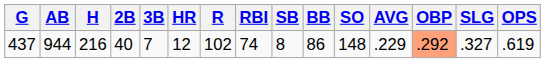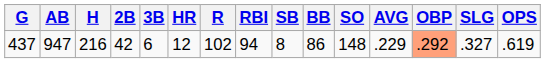(57, 44) 944 -> (57, 44) 947
(124, 44) 40 -> (124, 44) 42
(148, 44) 7 -> (148, 44) 6
(249, 44) 74 -> (249, 44) 94
